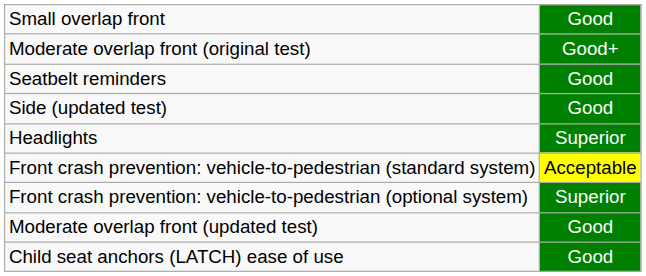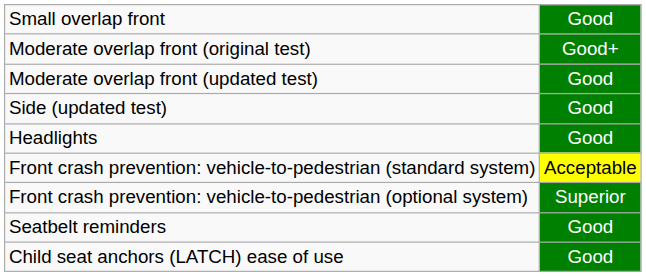rows swapped: (163, 227) <-> (87, 78)
(590, 138) Superior -> (590, 138) Good
